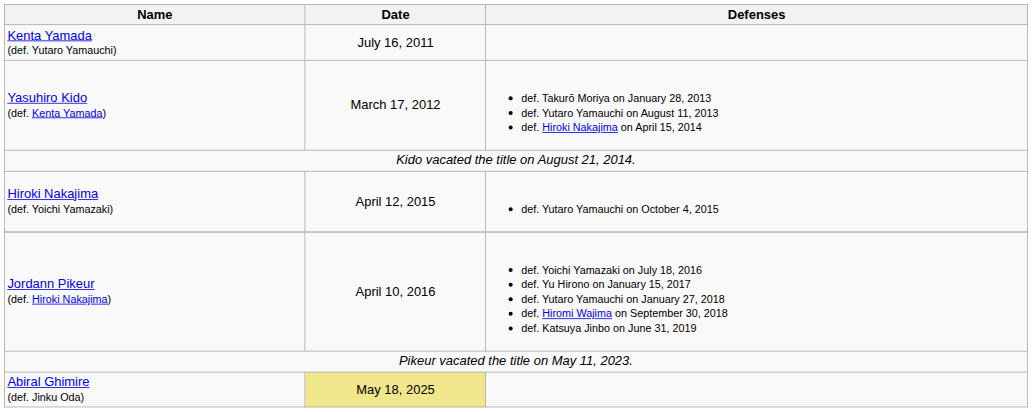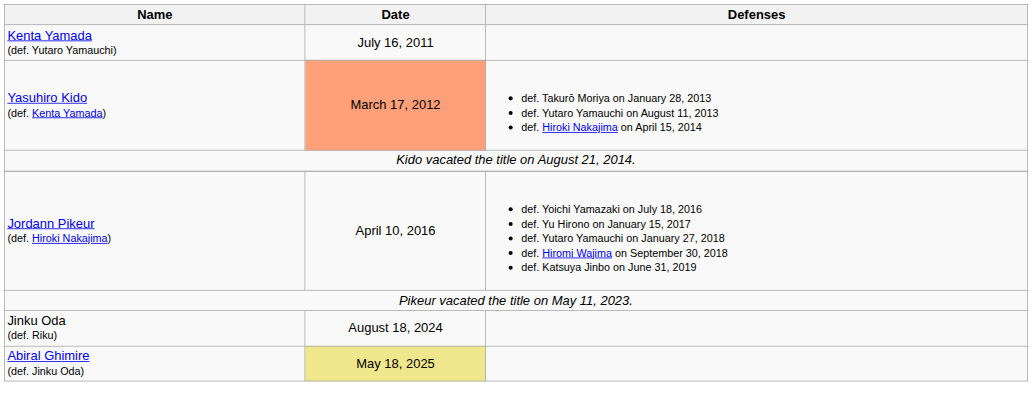(396, 105) no background -> (396, 105) lightsalmon background
- row: (60, 201)
+ row: (37, 328)
